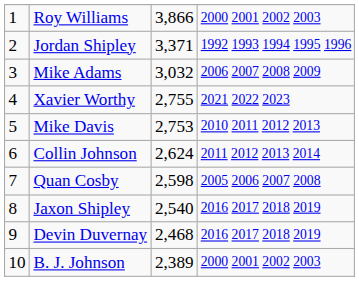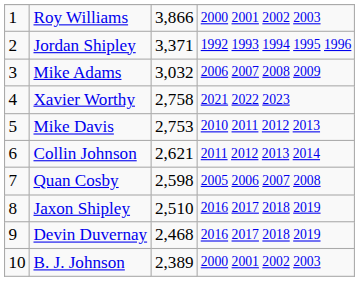(174, 99) 2,755 -> (174, 99) 2,758
(174, 153) 2,624 -> (174, 153) 2,621
(174, 208) 2,540 -> (174, 208) 2,510
